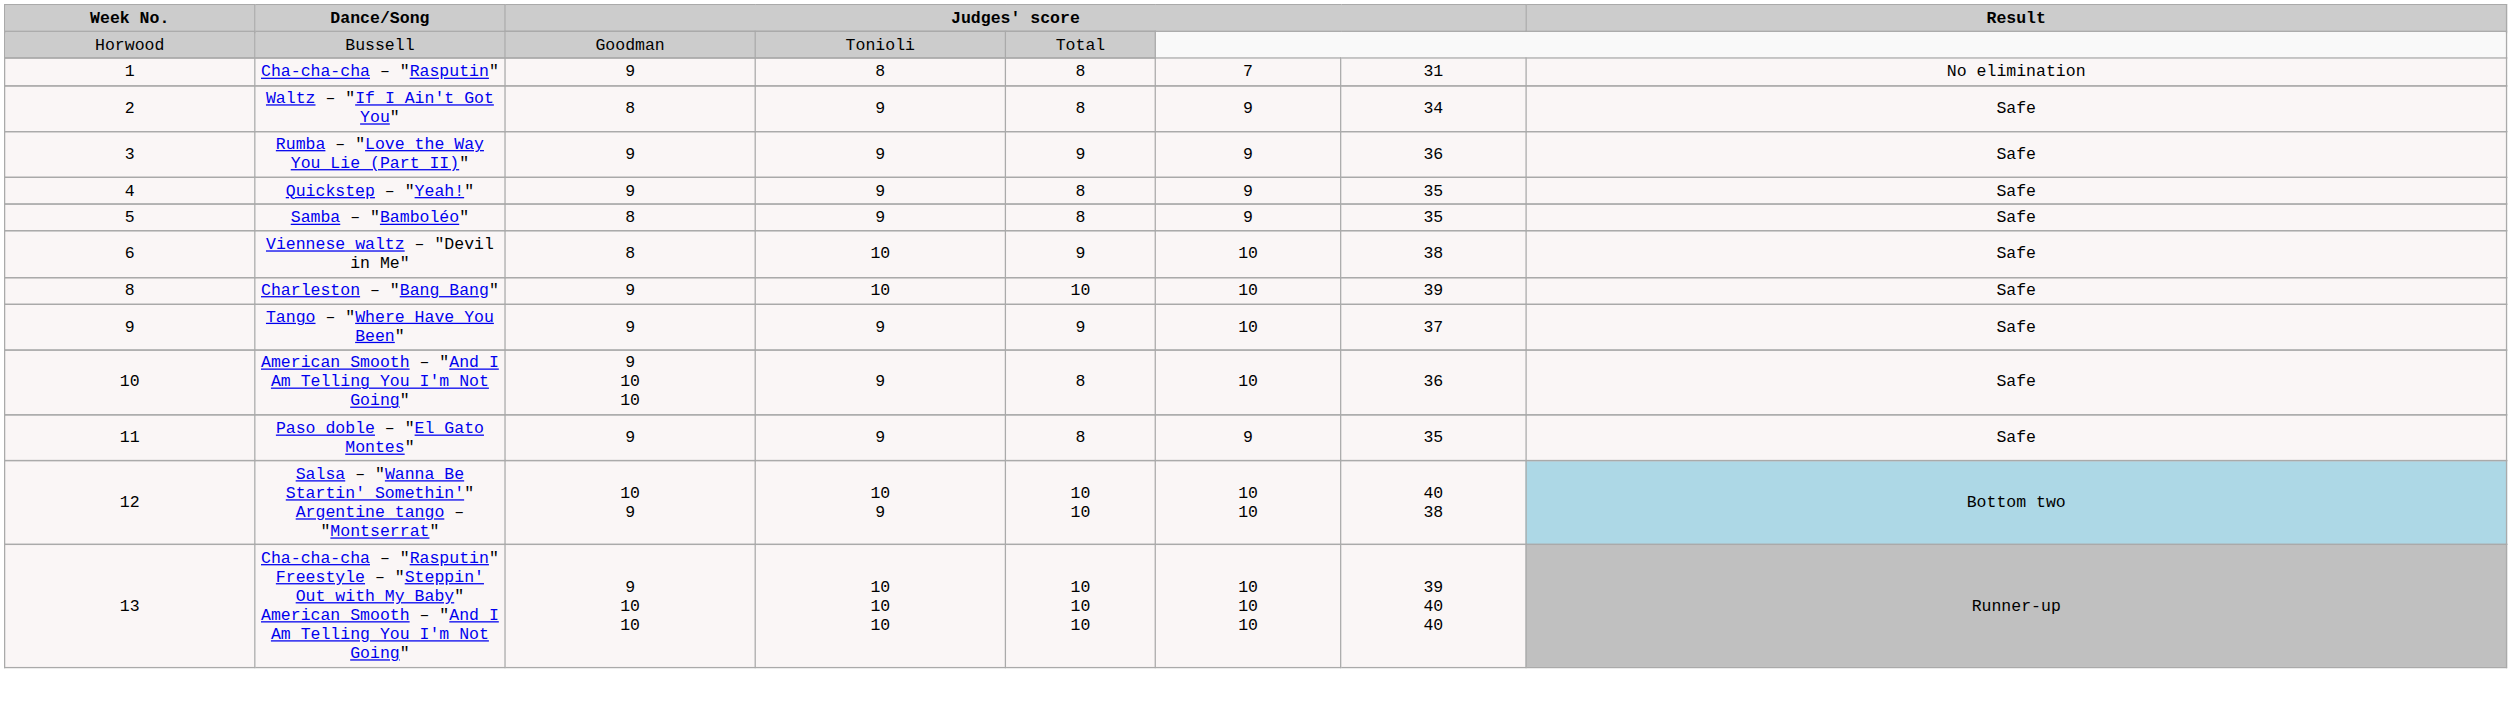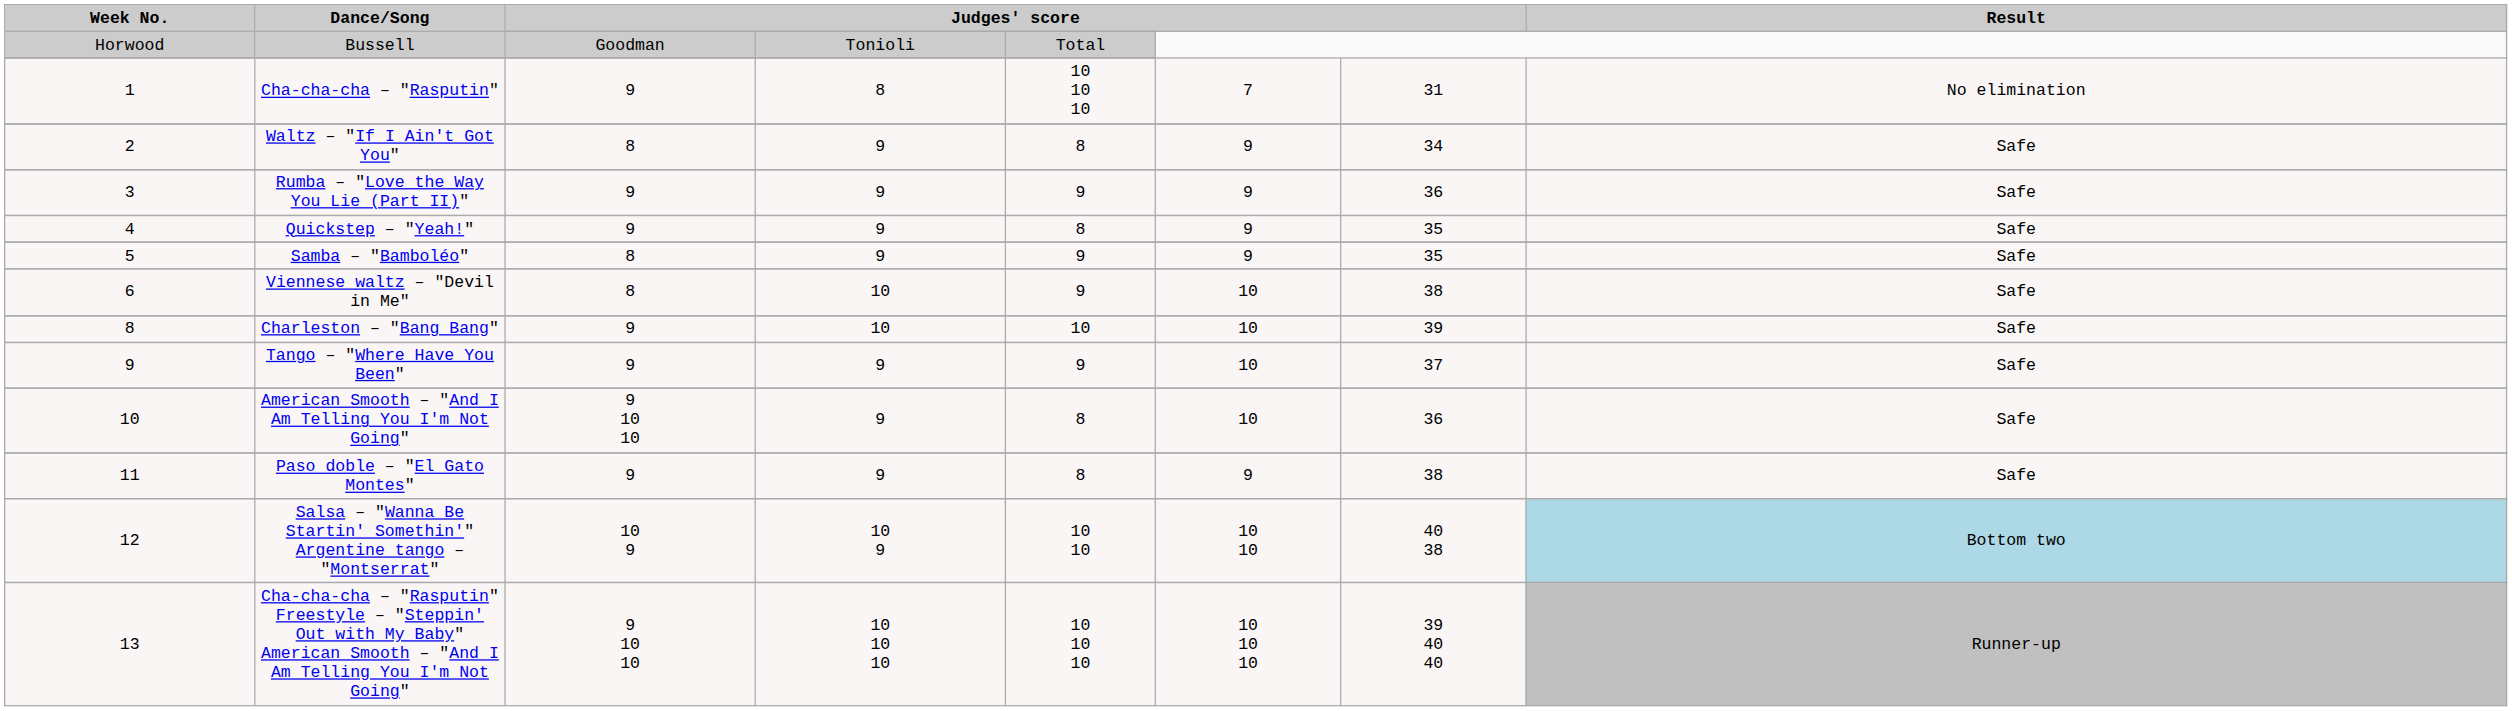(1080, 72) 8 -> (1080, 91) 10 10 10
(1080, 218) 8 -> (1080, 256) 9
(1433, 438) 35 -> (1433, 476) 38
